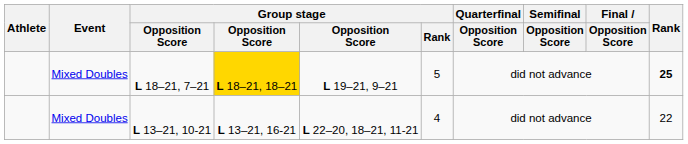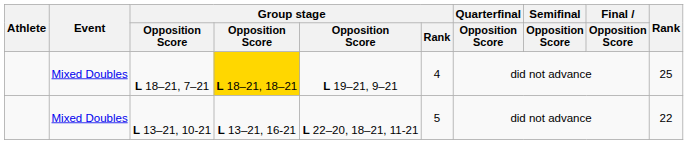(437, 74) 5 -> (437, 74) 4
(666, 74) bold -> (666, 74) normal
(437, 118) 4 -> (437, 118) 5
